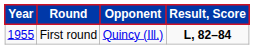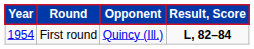(21, 34) 1955 -> (21, 34) 1954
